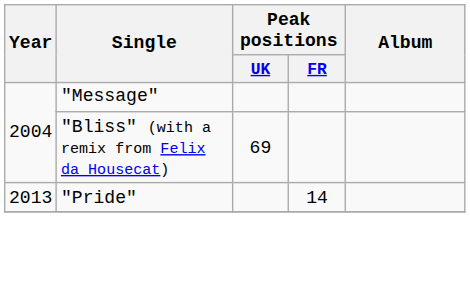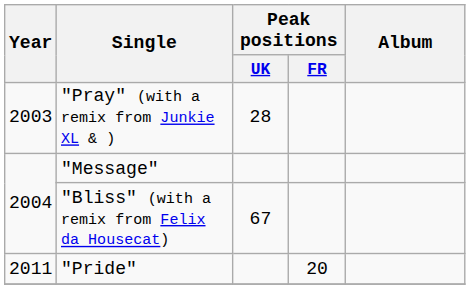+ row: (138, 117)
(260, 147) 69 -> (260, 218) 67
(31, 198) 2013 -> (31, 269) 2011
(317, 198) 14 -> (317, 269) 20
